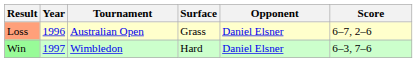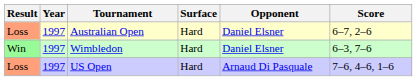(54, 31) 1996 -> (54, 31) 1997
(193, 31) Grass -> (192, 31) Hard
+ row: (91, 66)
